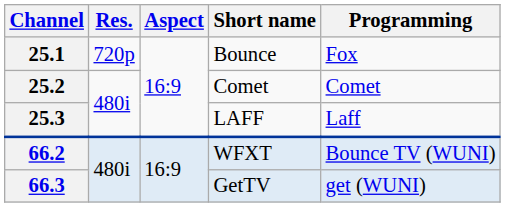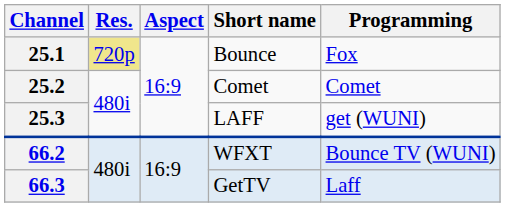(114, 53) no background -> (114, 53) khaki background
(343, 119) Laff -> (376, 119) get (WUNI)
(376, 185) get (WUNI) -> (343, 185) Laff
